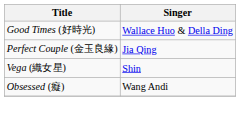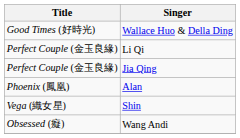+ row: (133, 49)
+ row: (132, 87)
